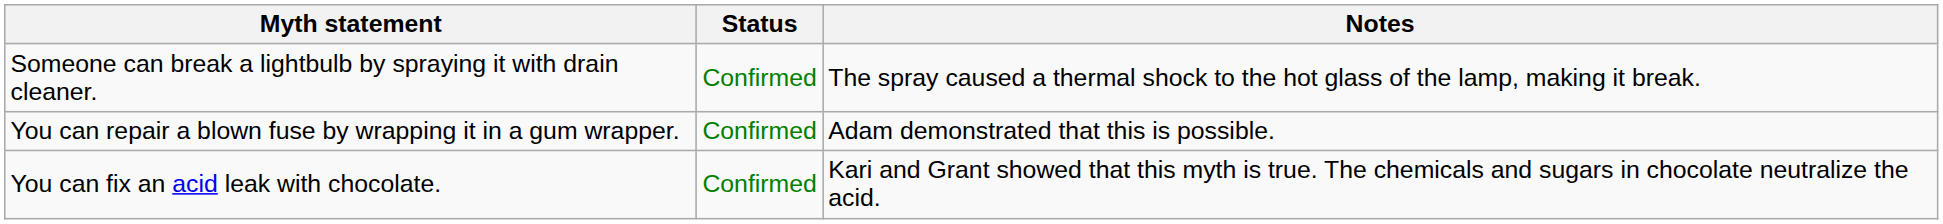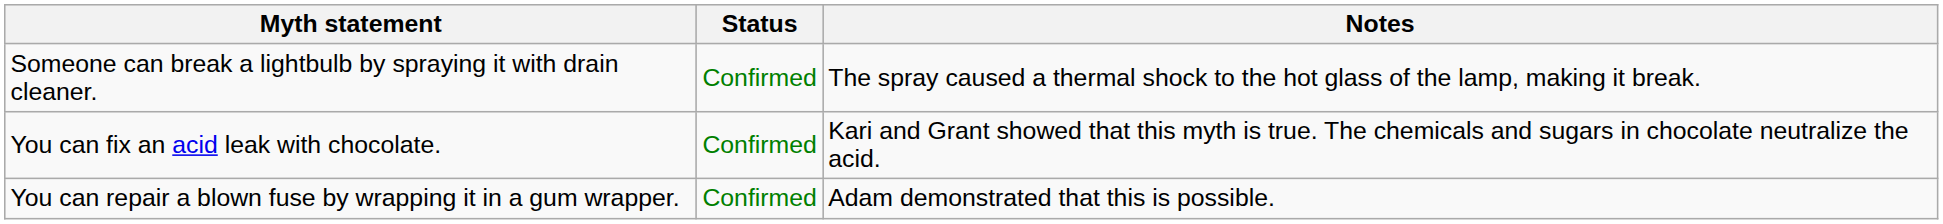rows swapped: (345, 130) <-> (226, 184)
